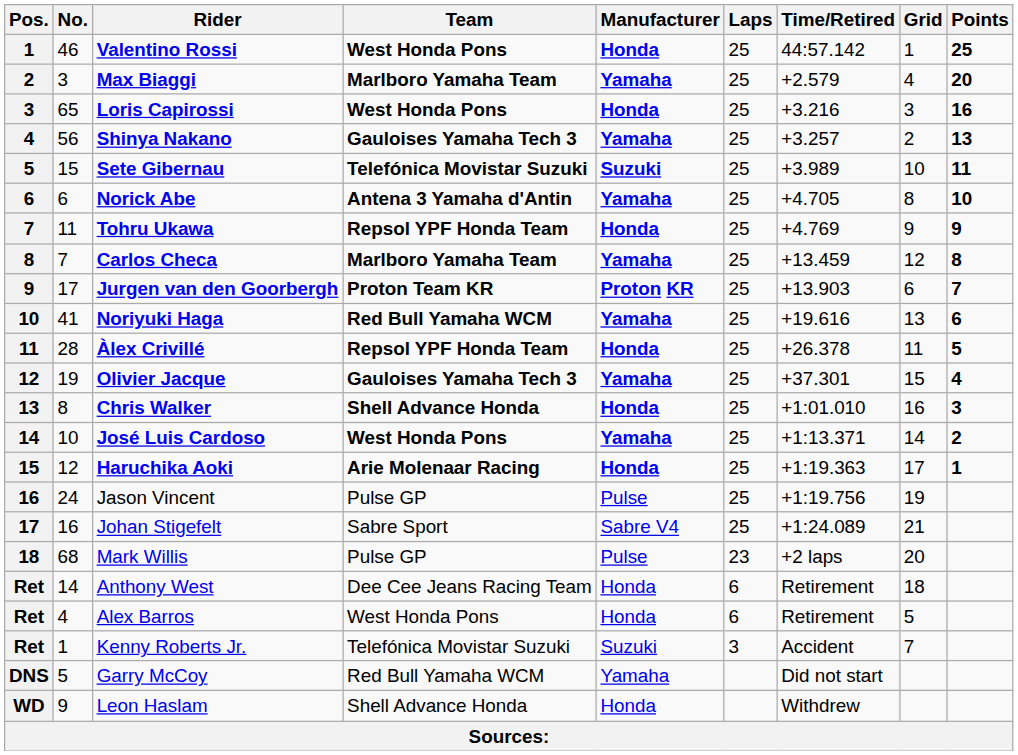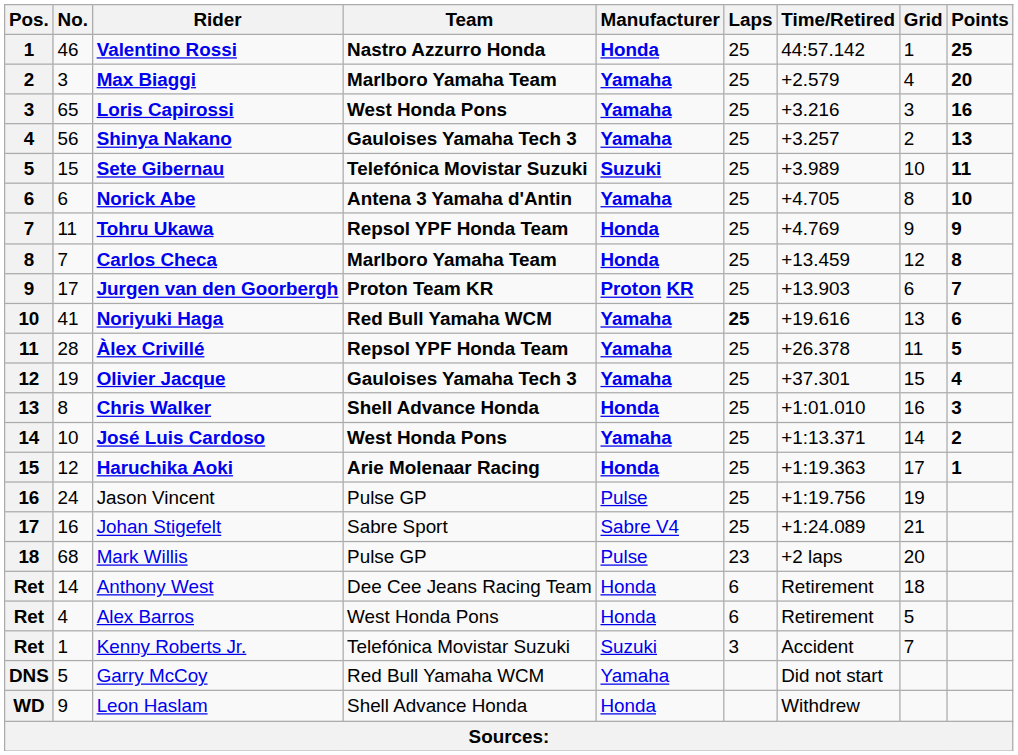(427, 50) West Honda Pons -> (446, 50) Nastro Azzurro Honda
(630, 109) Honda -> (636, 109) Yamaha
(636, 258) Yamaha -> (630, 258) Honda
(739, 318) normal -> (739, 318) bold
(630, 348) Honda -> (636, 348) Yamaha
